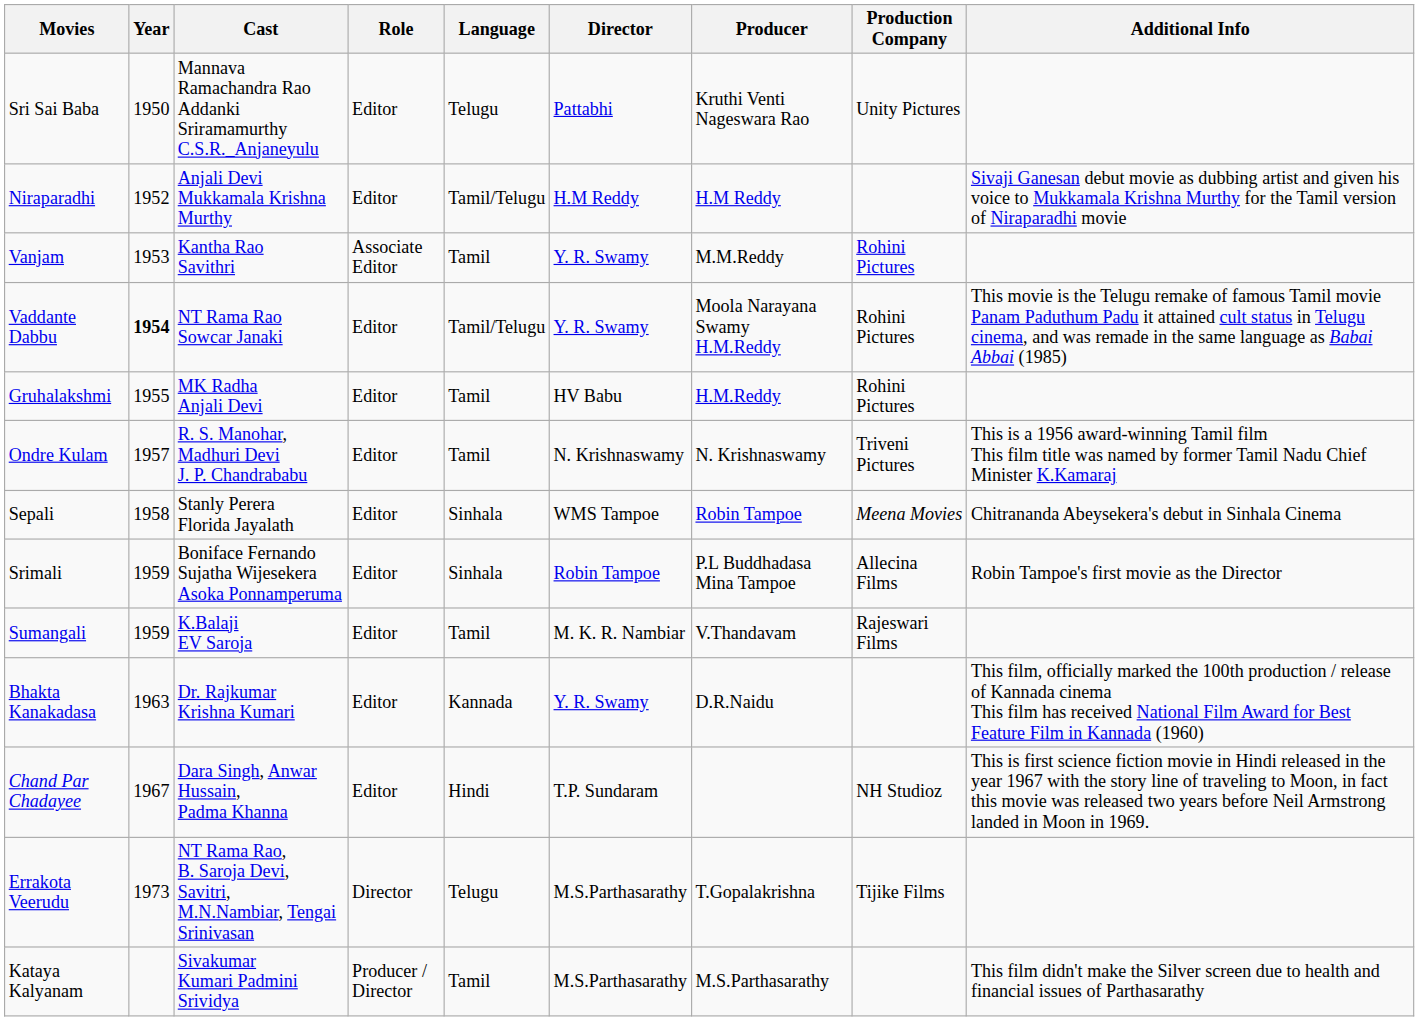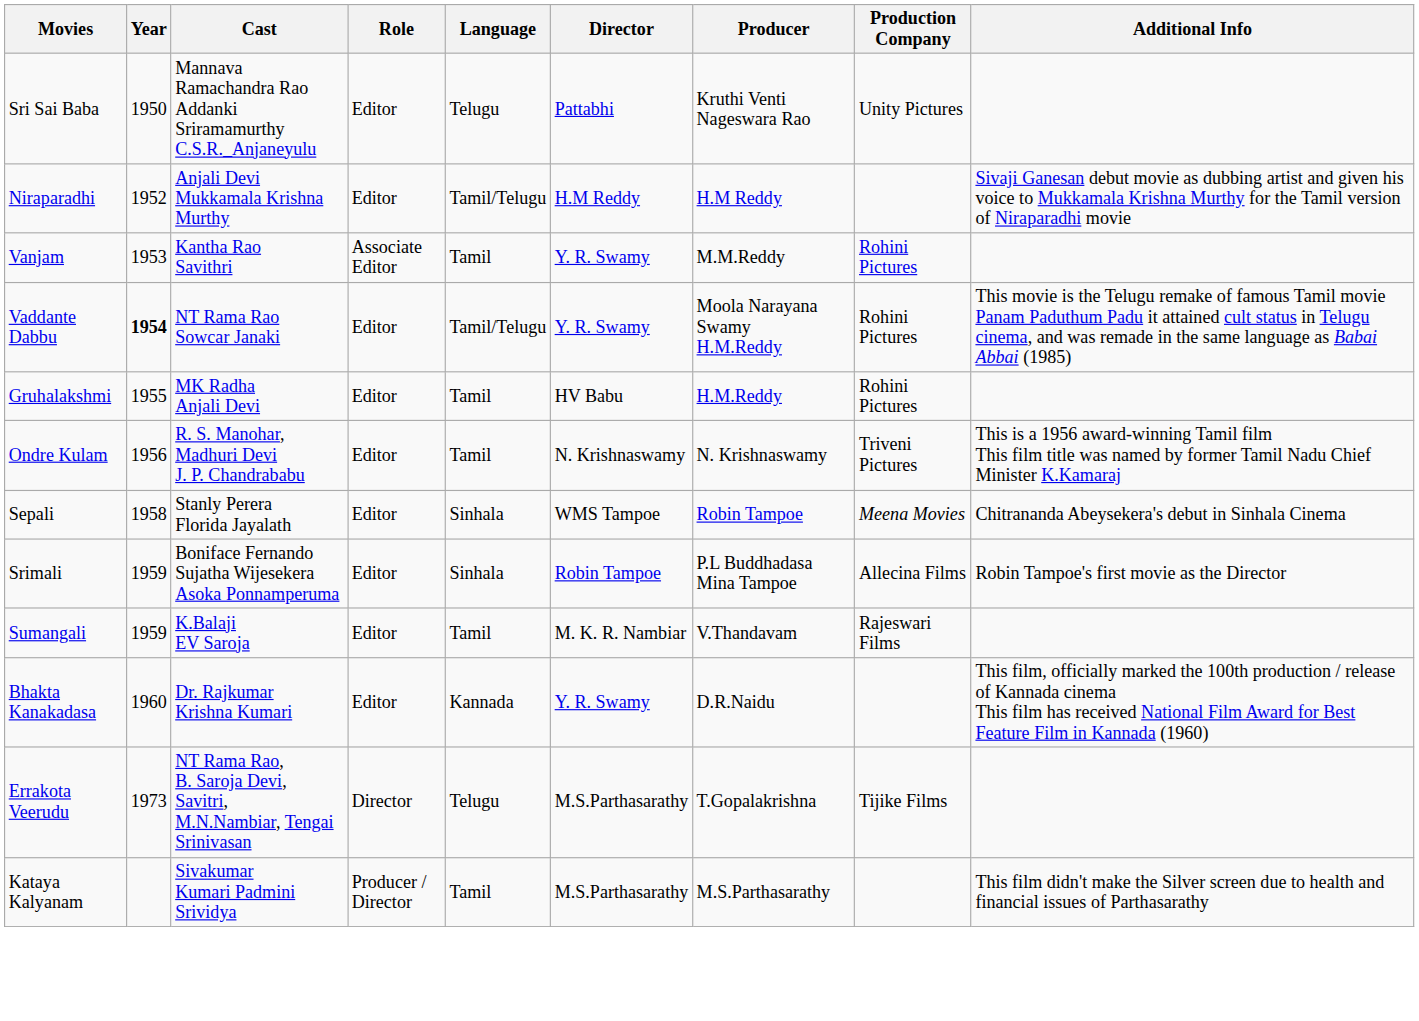(151, 455) 1957 -> (149, 455) 1956
(151, 702) 1963 -> (149, 702) 1960
- row: (49, 791)
